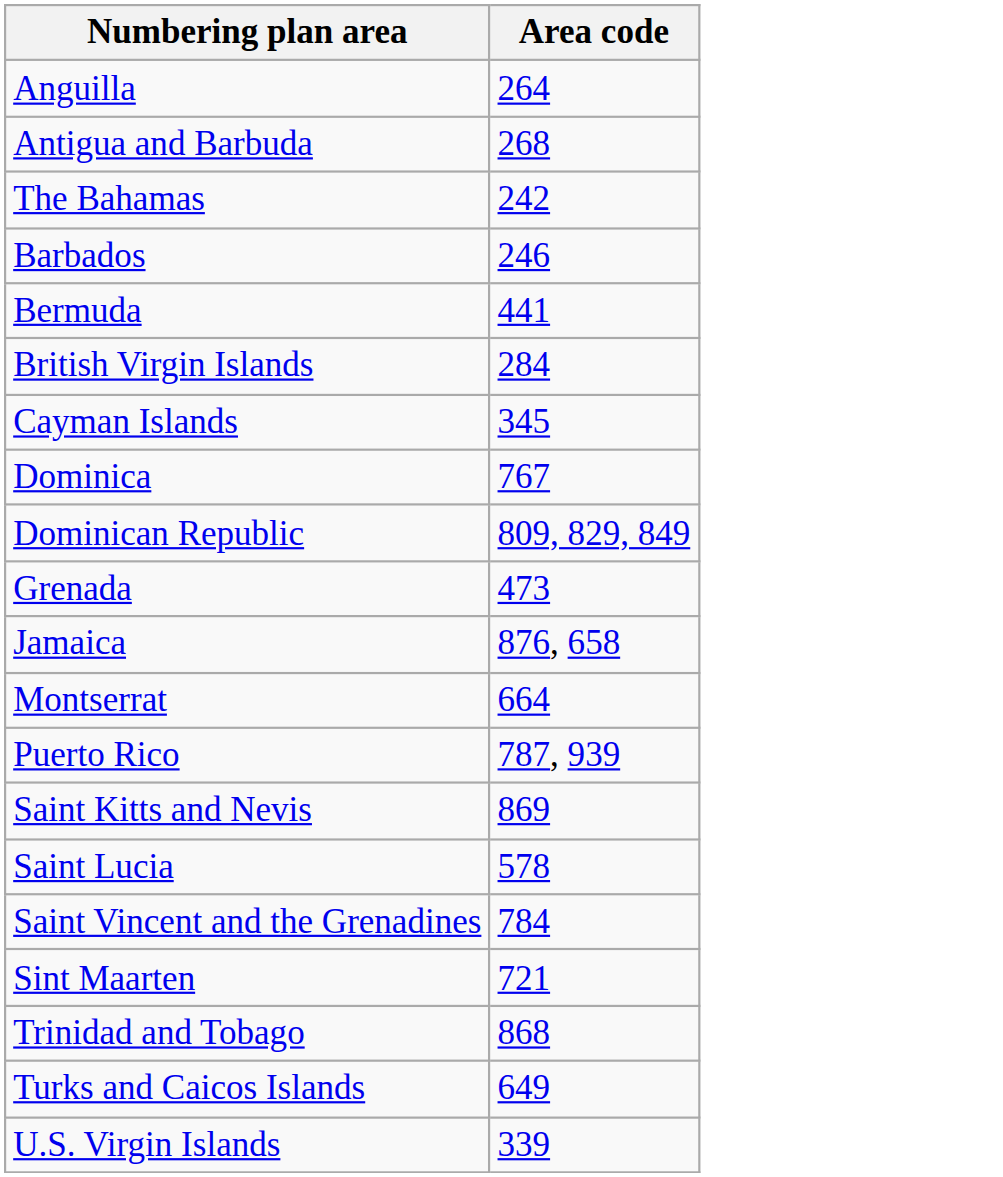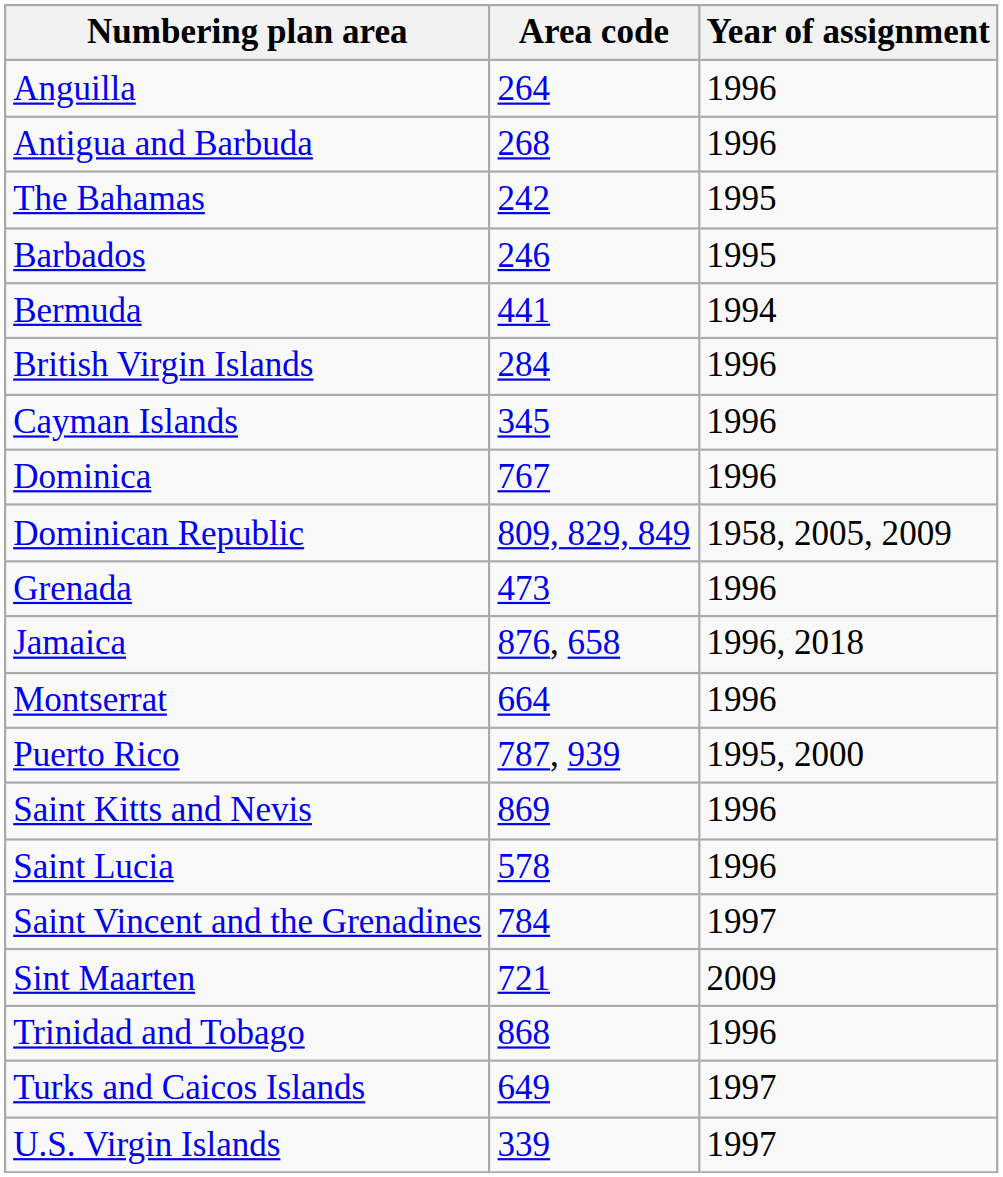+ column: (848, 32)
